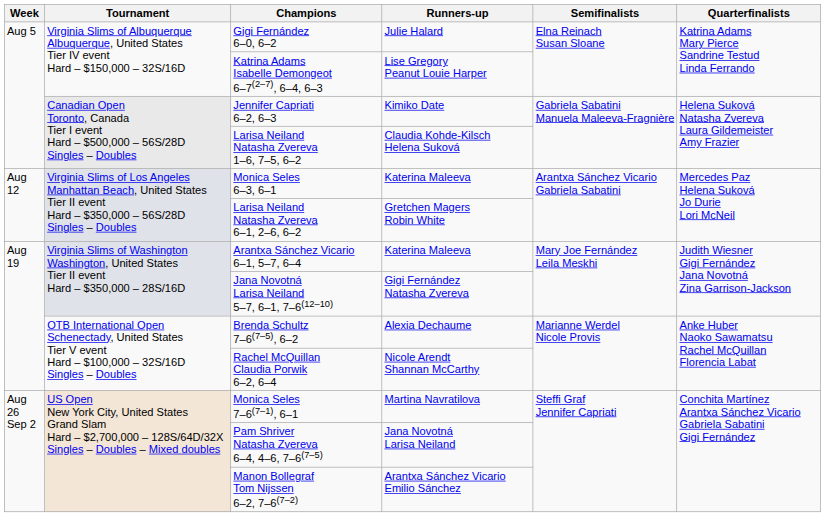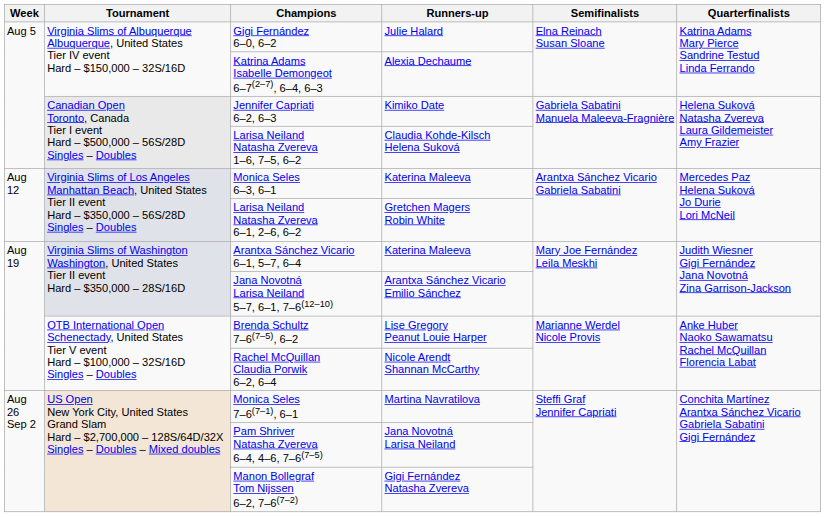(436, 67) Lise Gregory Peanut Louie Harper -> (428, 61) Alexia Dechaume
(427, 286) Gigi Fernández Natasha Zvereva -> (445, 286) Arantxa Sánchez Vicario Emilio Sánchez
(428, 325) Alexia Dechaume -> (436, 331) Lise Gregory Peanut Louie Harper
(445, 482) Arantxa Sánchez Vicario Emilio Sánchez -> (427, 482) Gigi Fernández Natasha Zvereva
